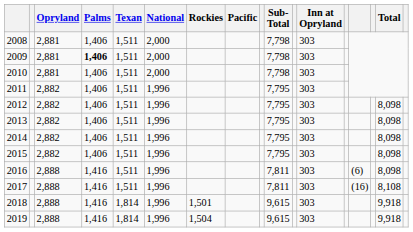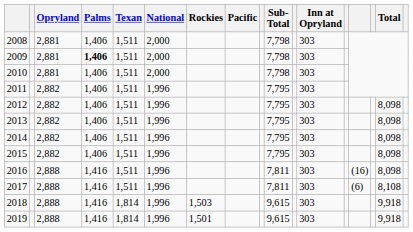(357, 170) (6) -> (360, 170) (16)
(360, 186) (16) -> (357, 186) (6)
(200, 202) 1,501 -> (200, 202) 1,503
(200, 219) 1,504 -> (200, 219) 1,501
